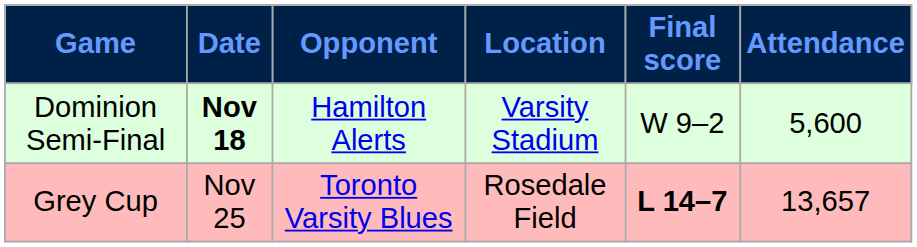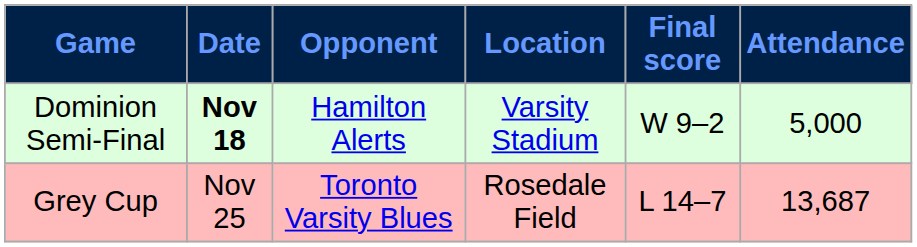(826, 122) 5,600 -> (826, 122) 5,000
(682, 201) bold -> (682, 201) normal
(826, 201) 13,657 -> (826, 201) 13,687
